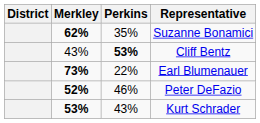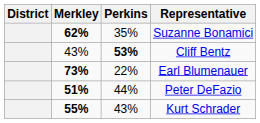(76, 90) 52% -> (76, 90) 51%
(126, 90) 46% -> (126, 90) 44%
(76, 109) 53% -> (76, 109) 55%
